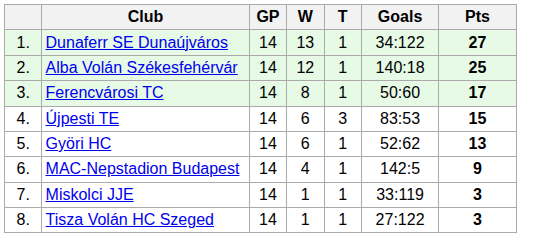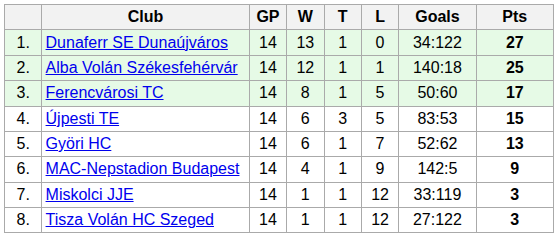+ column: (380, 17)
